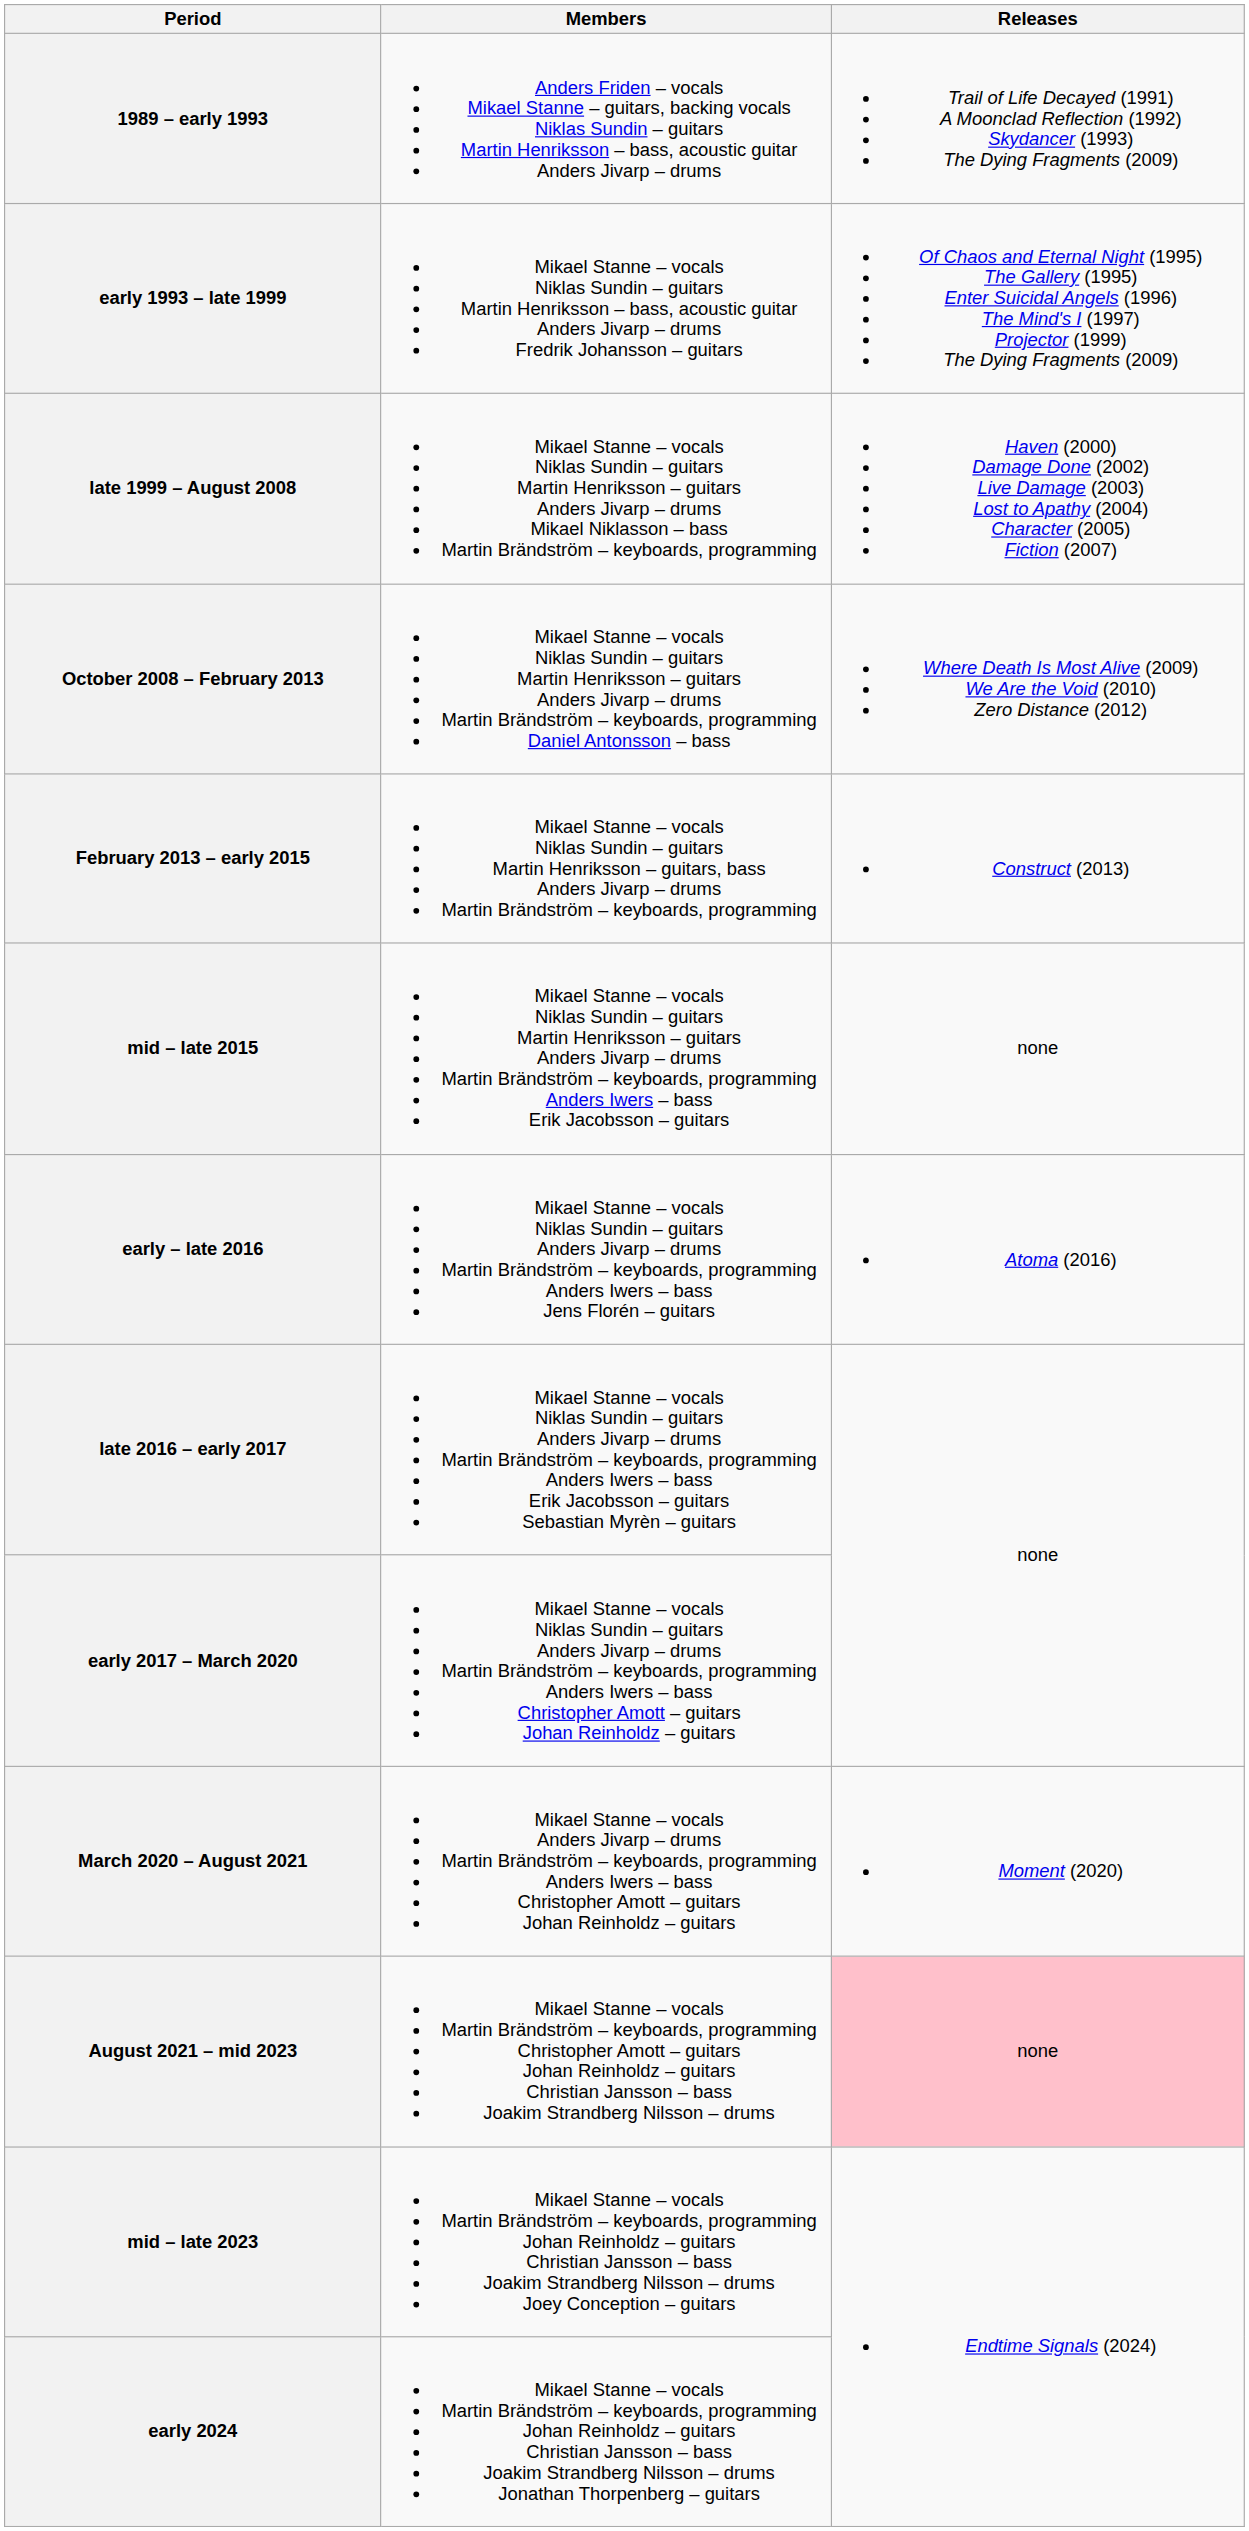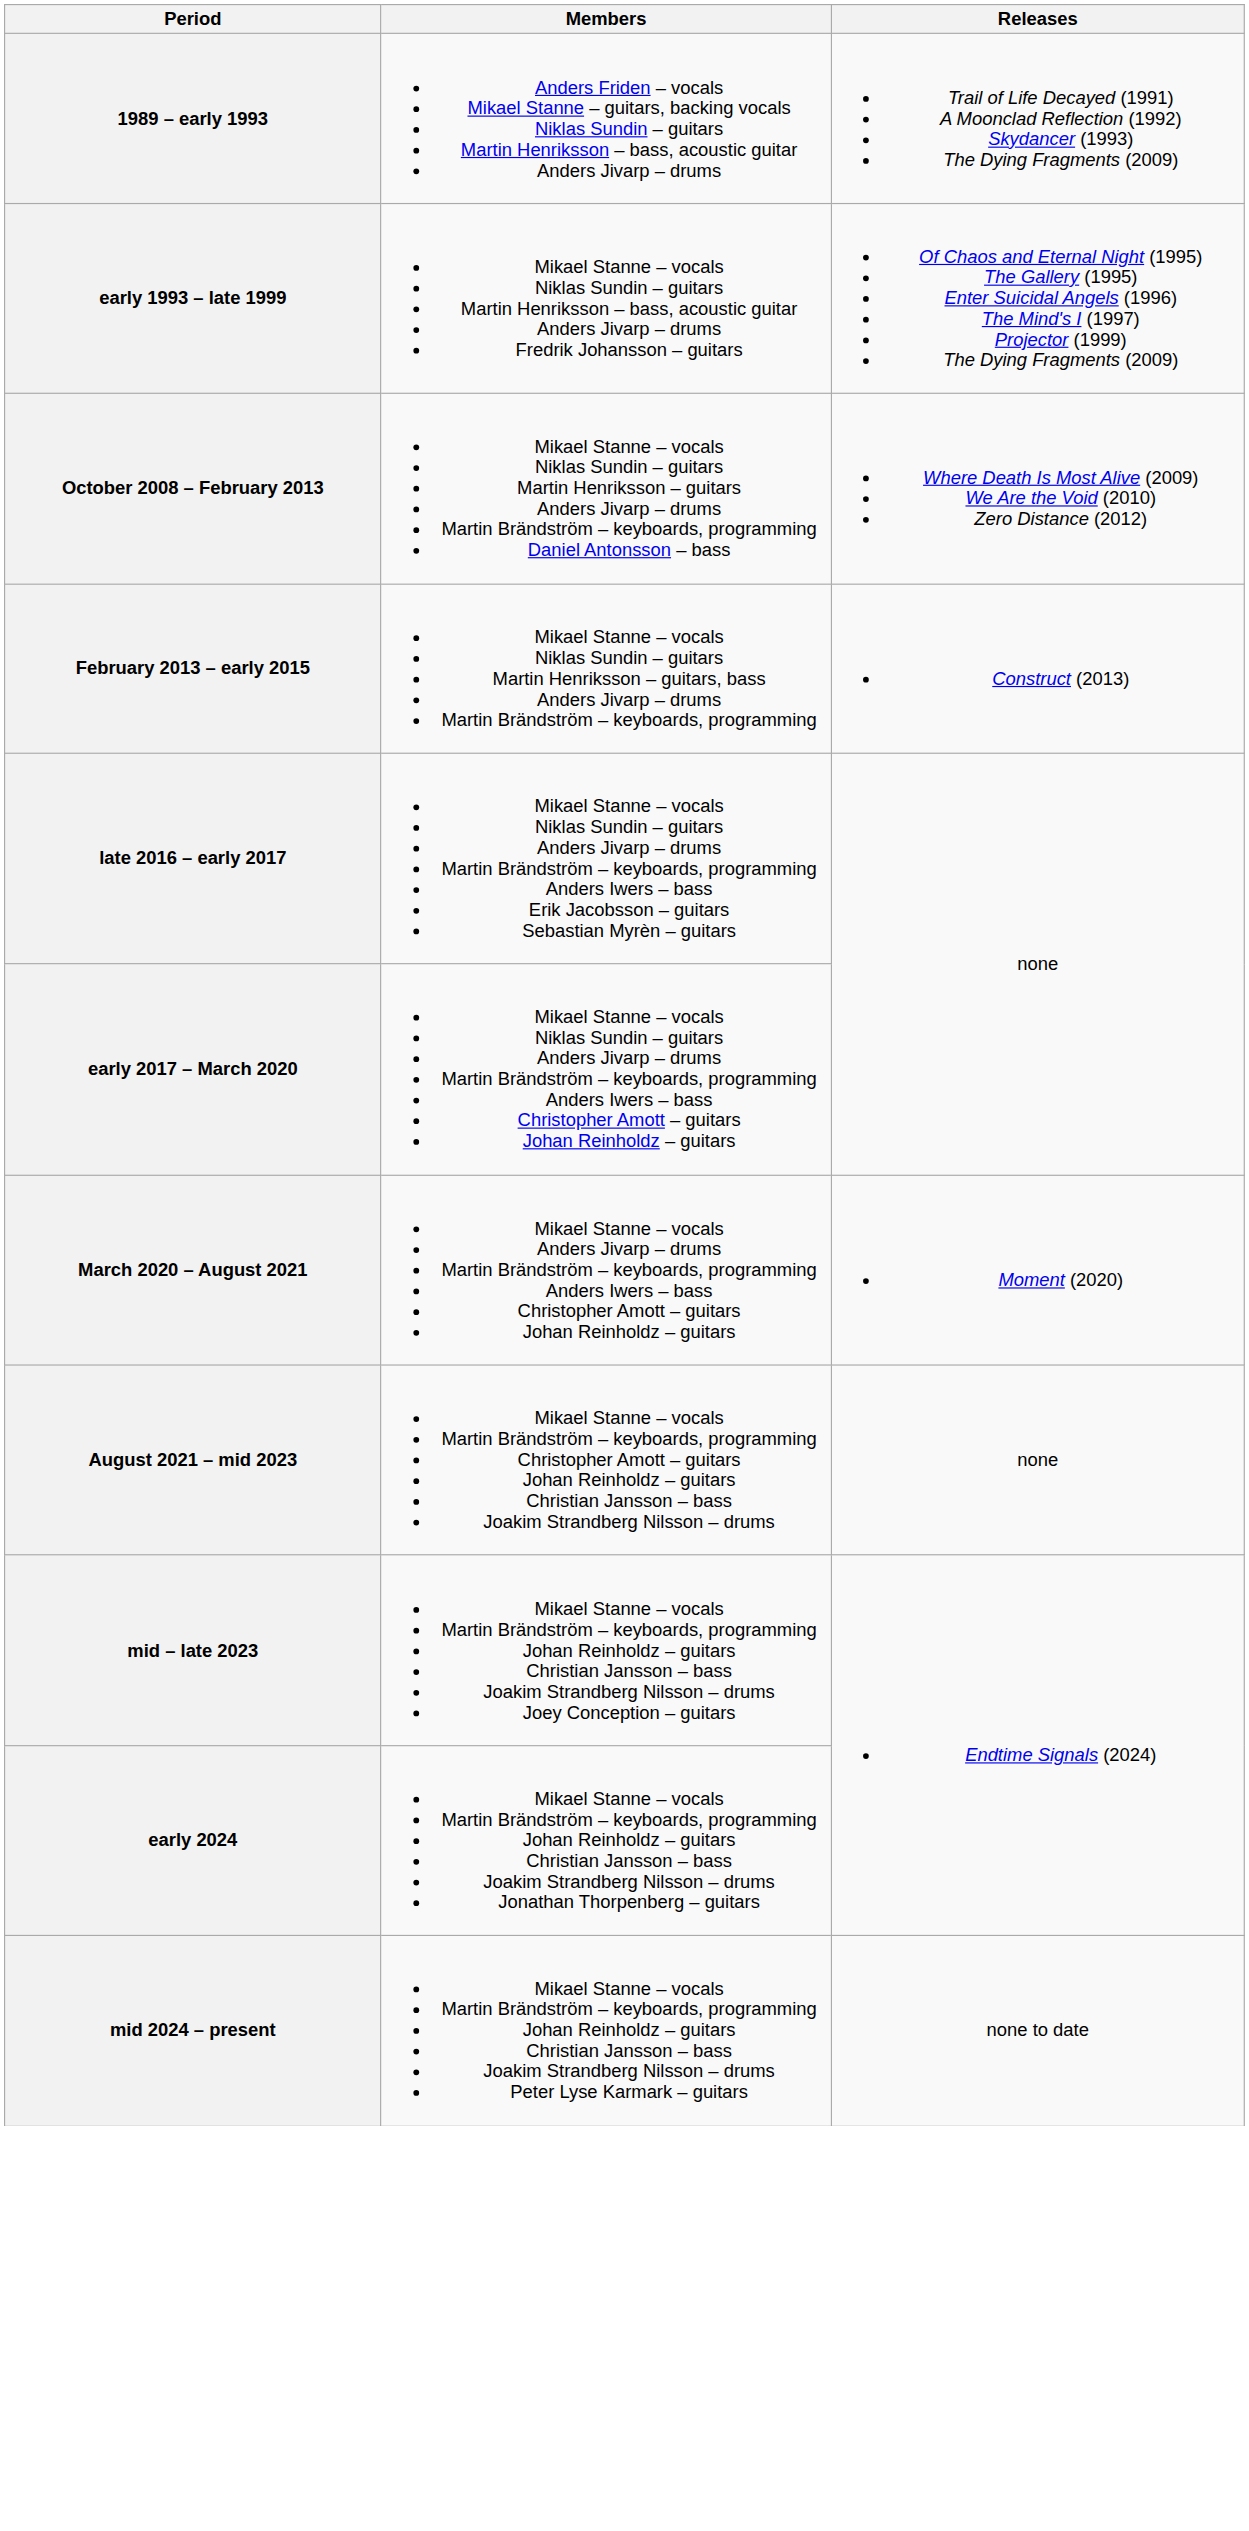- row: (193, 488)
- row: (193, 1048)
- row: (193, 1249)
(1038, 2051) pink background -> (1038, 1460) no background
+ row: (193, 2030)
